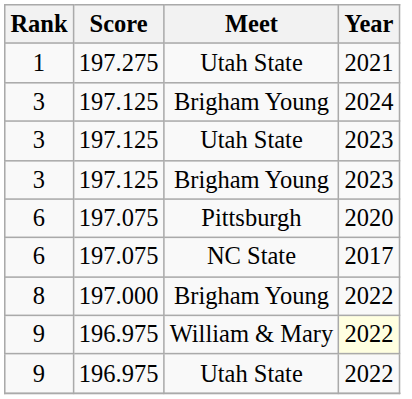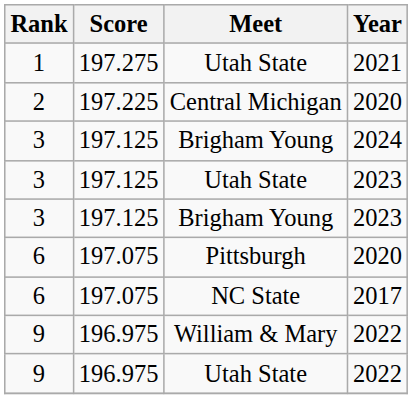+ row: (39, 101)
- row: (39, 295)
(369, 334) lightyellow background -> (377, 334) no background
